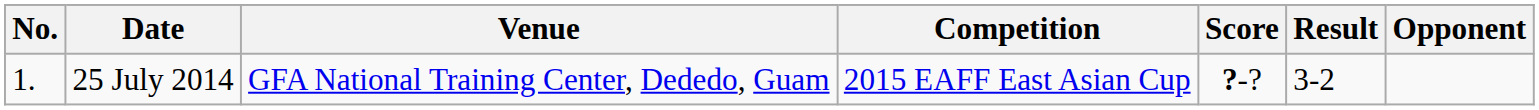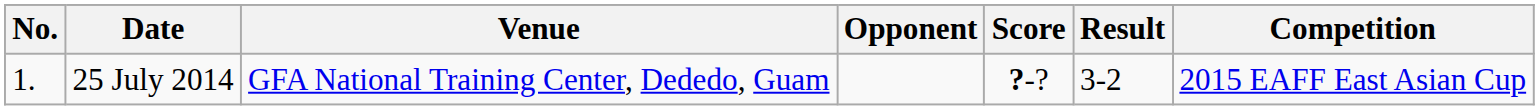columns swapped: (1459, 29) <-> (1017, 29)
